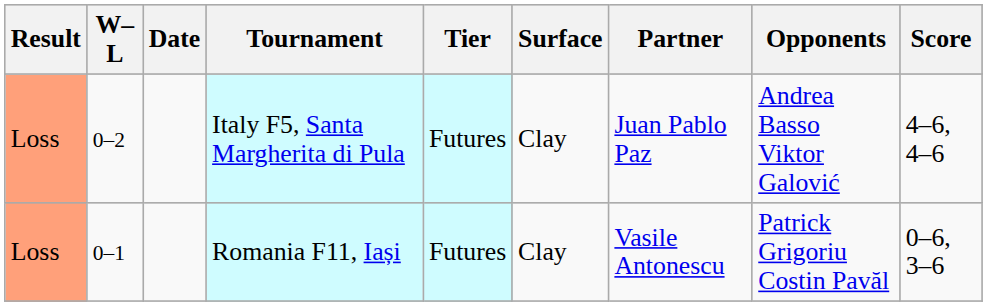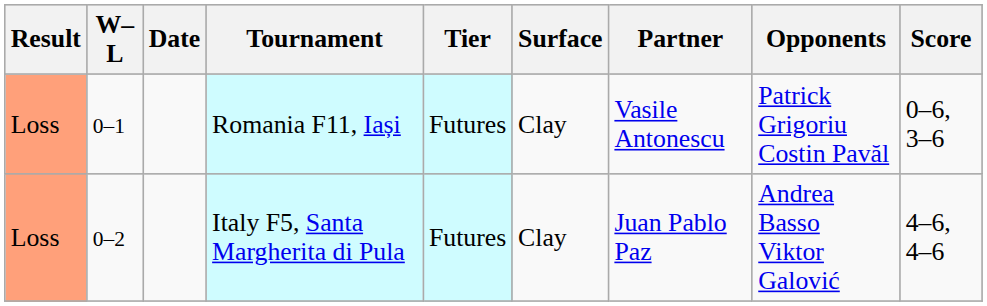rows swapped: (306, 251) <-> (308, 138)
